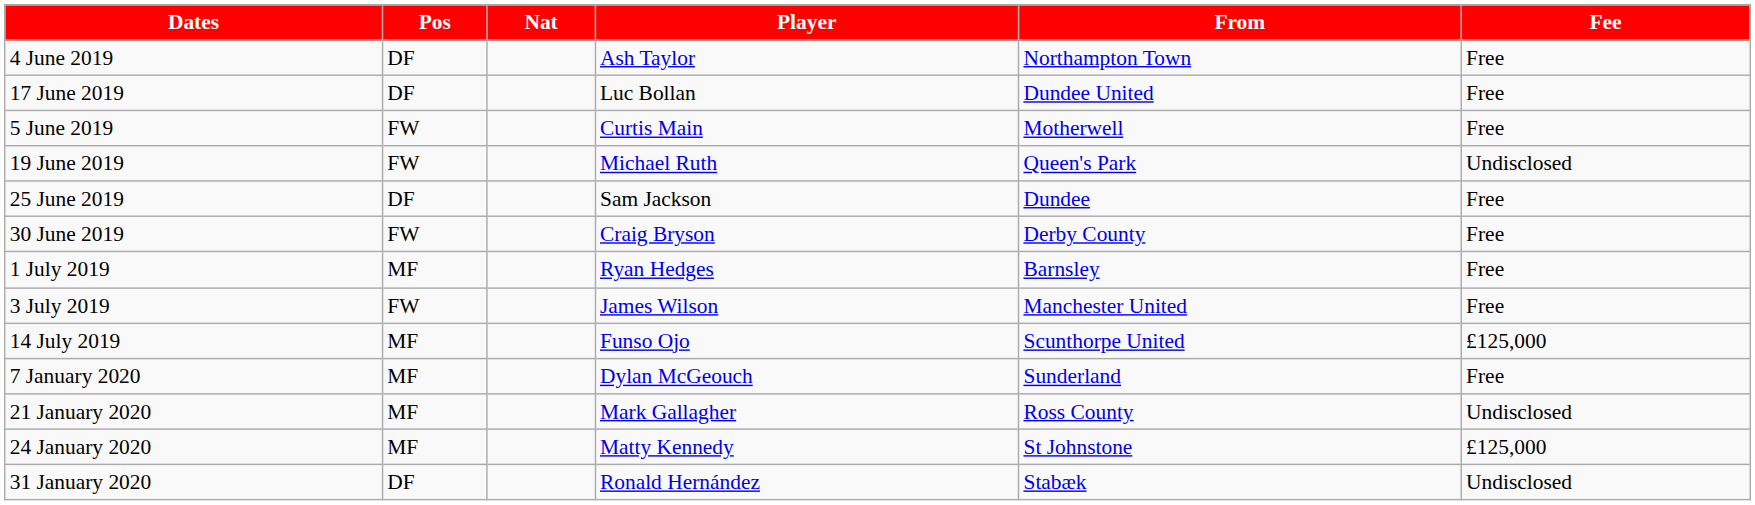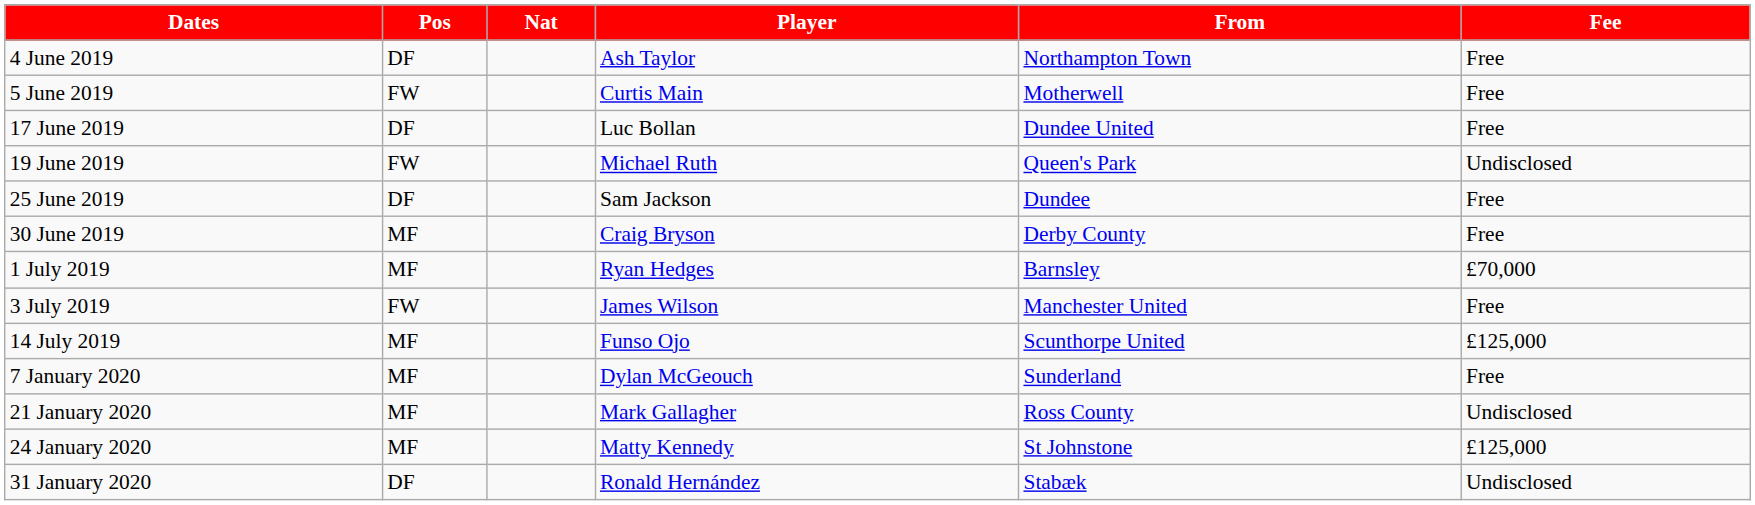rows swapped: (61, 128) <-> (67, 93)
(403, 234) FW -> (403, 234) MF
(1485, 269) Free -> (1501, 269) £70,000
